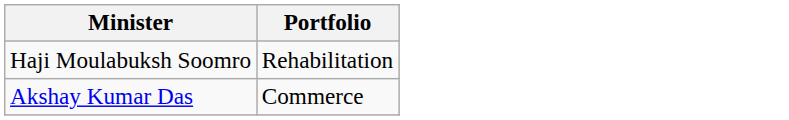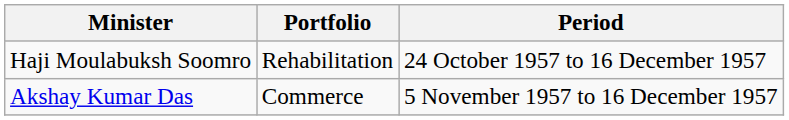+ column: (591, 22)
